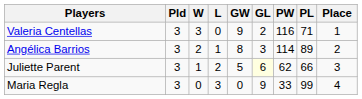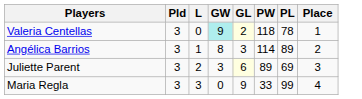- column: (198, 13)
(240, 31) no background -> (221, 31) paleturquoise background
(263, 31) no background -> (243, 31) lightyellow background
(285, 31) 116 -> (266, 31) 118
(307, 31) 71 -> (287, 31) 78
(240, 67) 5 -> (221, 67) 3
(285, 67) 62 -> (266, 67) 89
(307, 67) 66 -> (287, 67) 69
